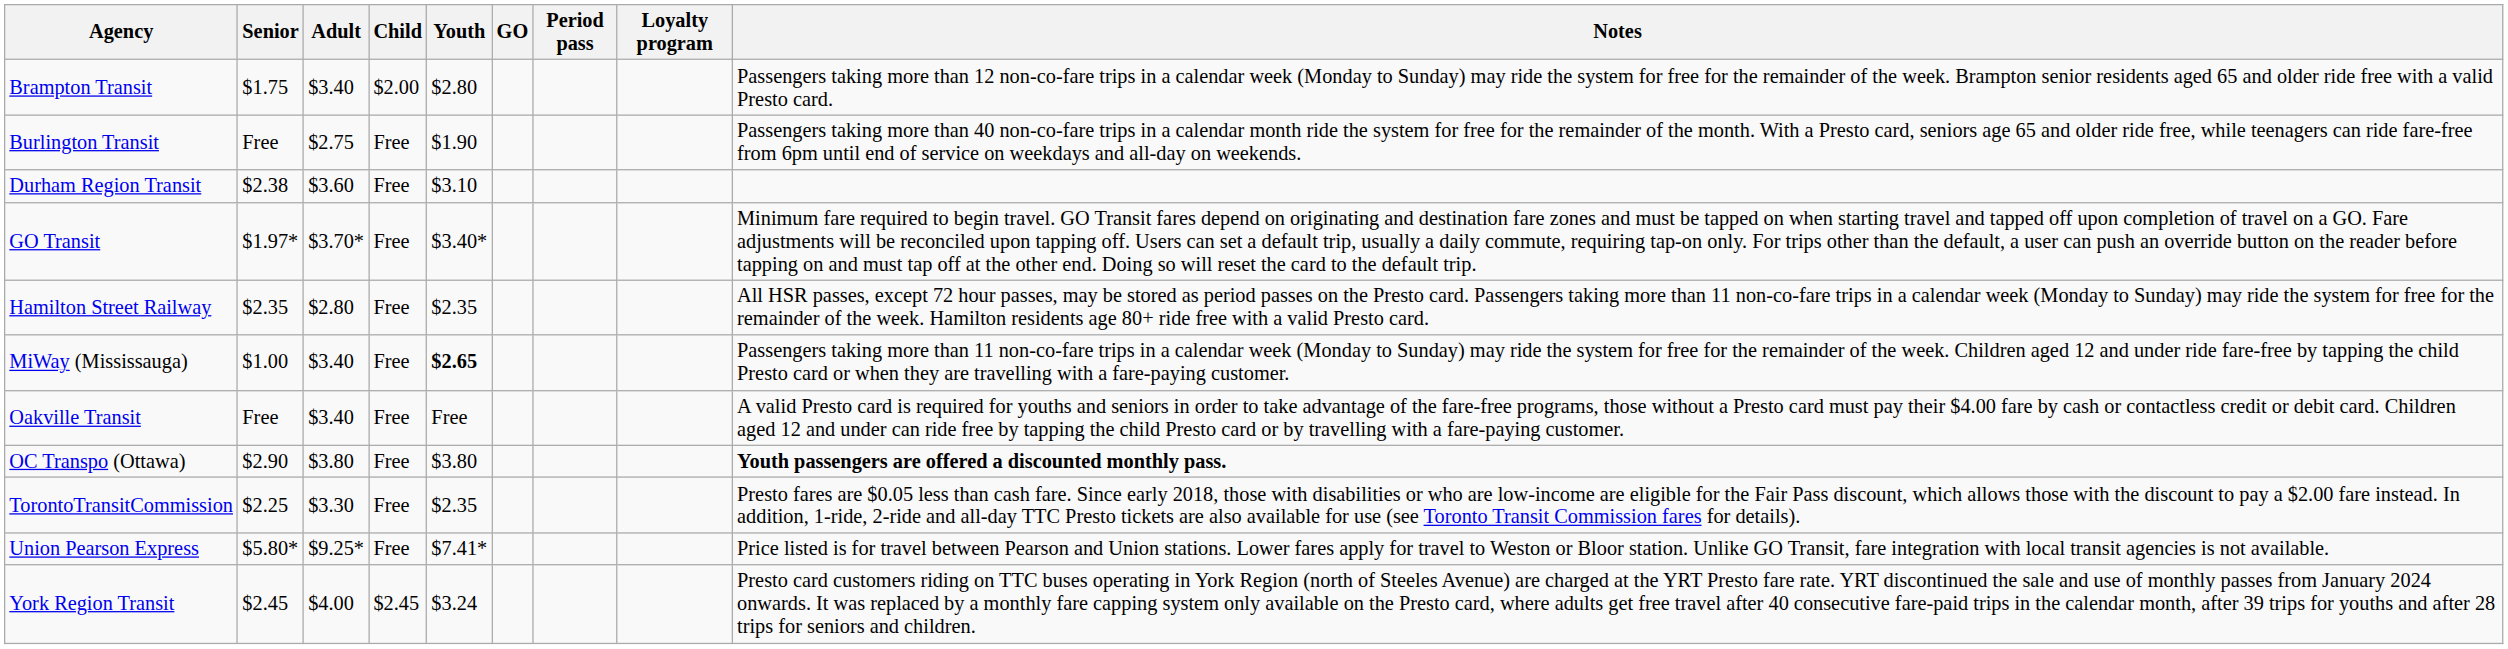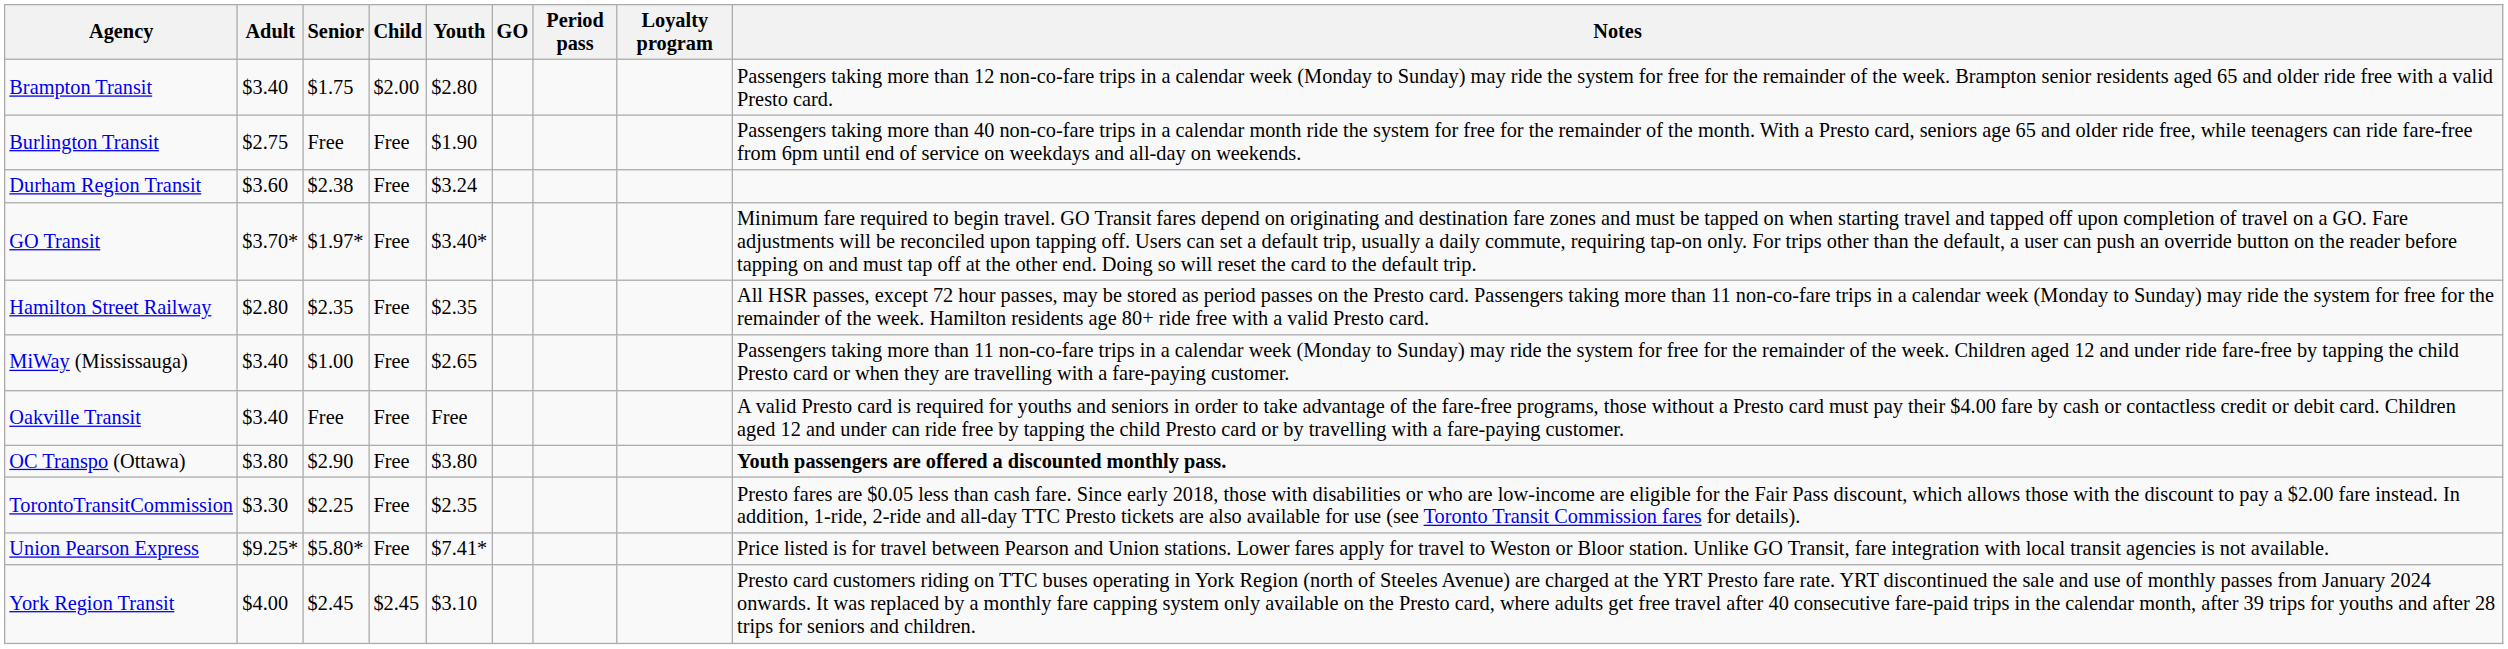columns swapped: (336, 32) <-> (271, 32)
(454, 185) $3.10 -> (454, 185) $3.24
(454, 362) bold -> (454, 362) normal
(454, 603) $3.24 -> (454, 603) $3.10
